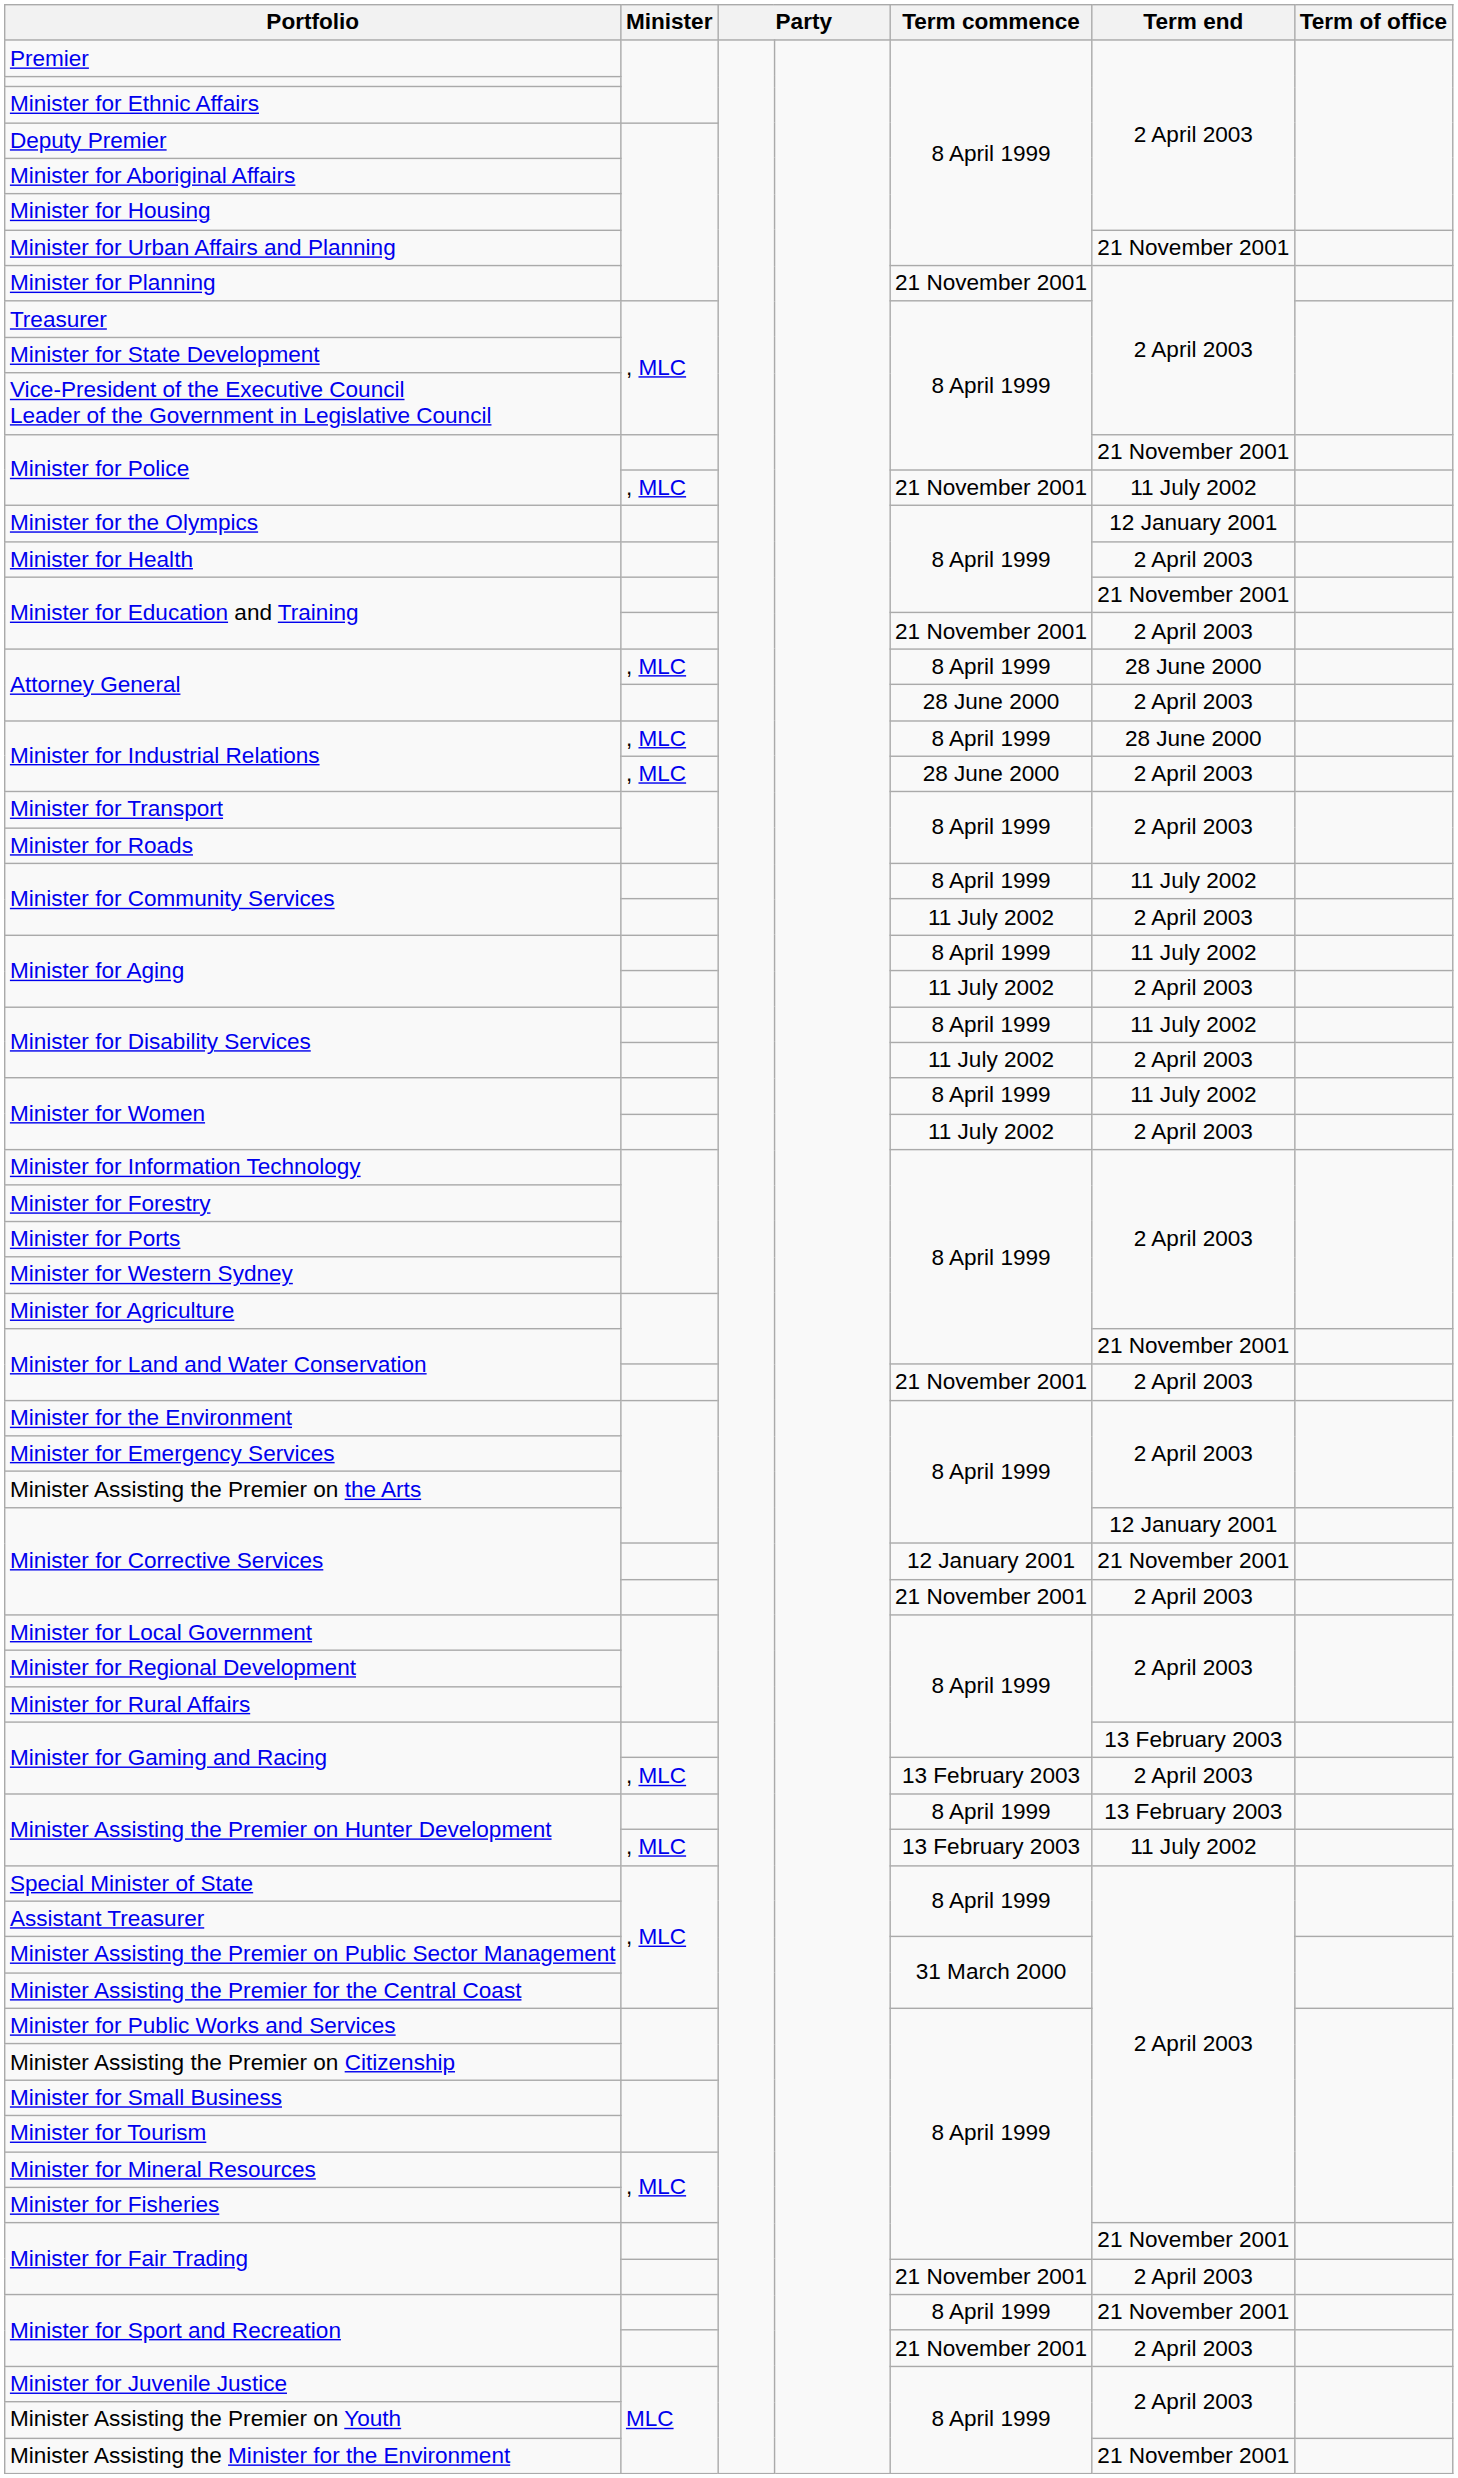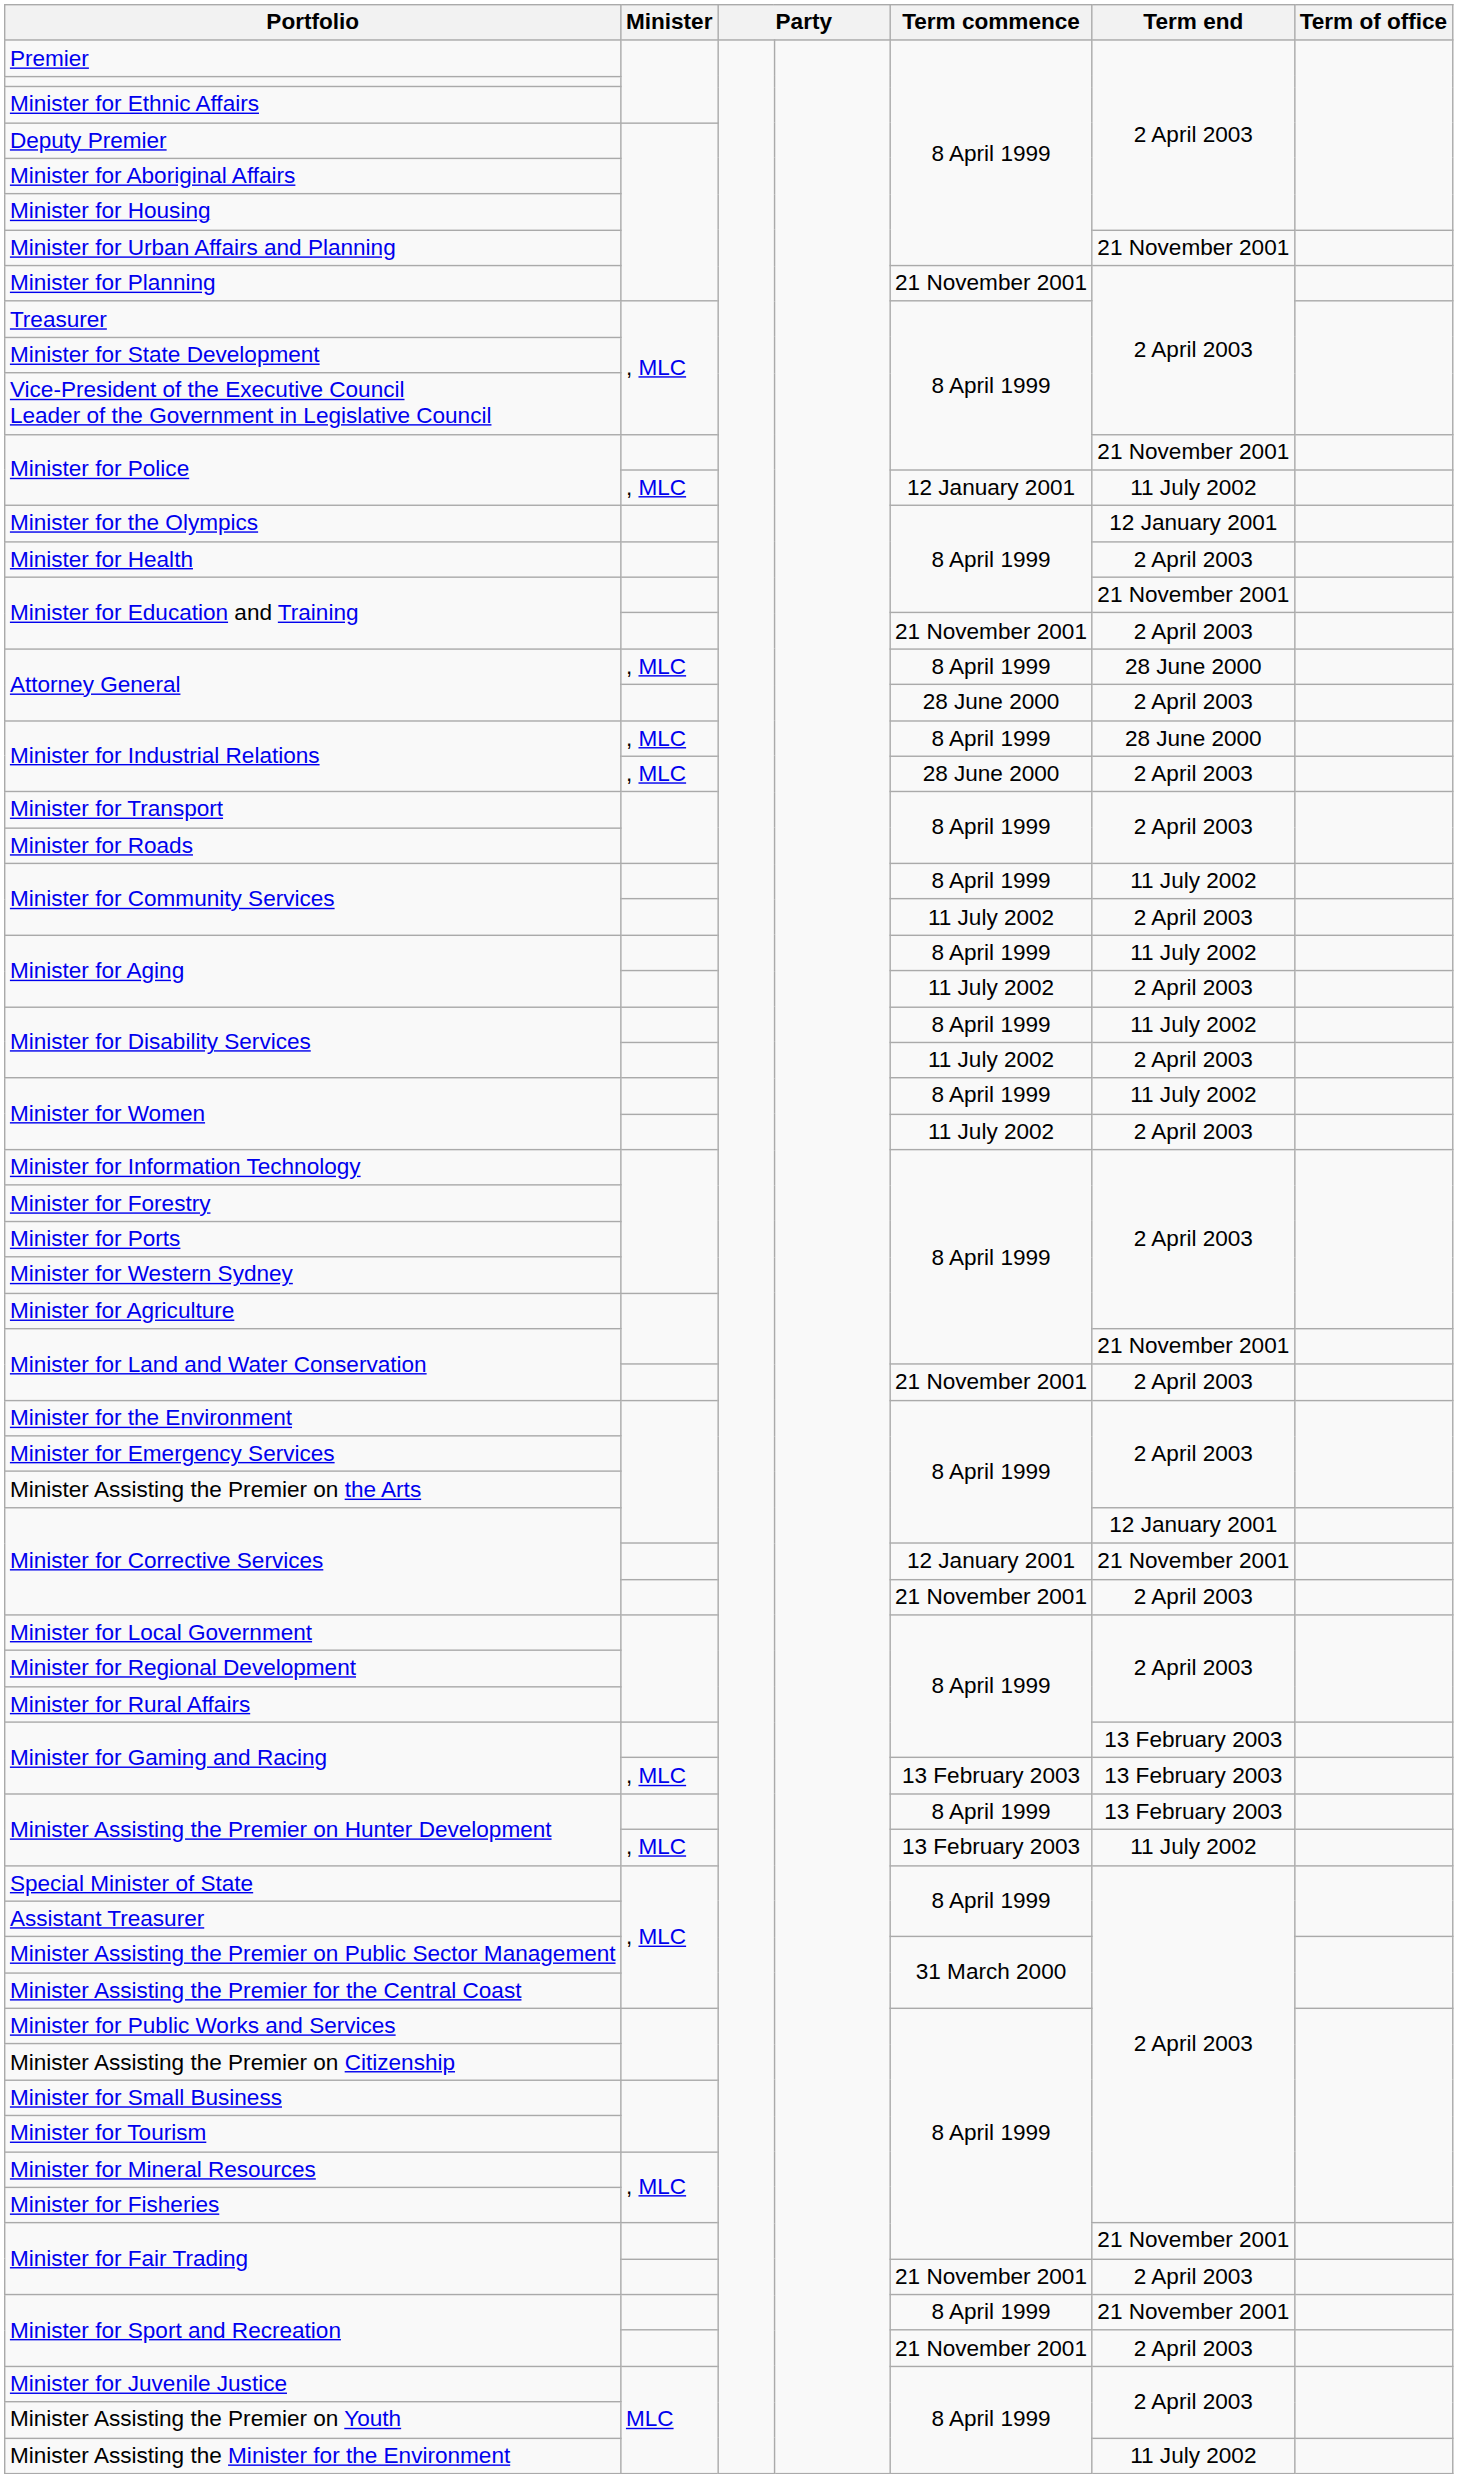(991, 487) 21 November 2001 -> (991, 487) 12 January 2001
(1193, 1775) 2 April 2003 -> (1193, 1775) 13 February 2003
(1193, 2455) 21 November 2001 -> (1193, 2455) 11 July 2002
